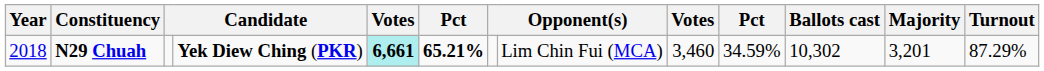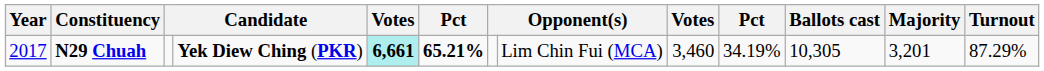(28, 50) 2018 -> (28, 50) 2017
(752, 50) 34.59% -> (752, 50) 34.19%
(815, 50) 10,302 -> (815, 50) 10,305
